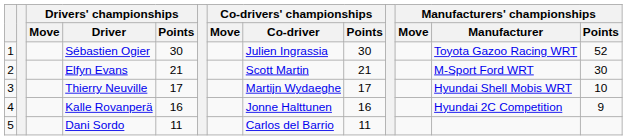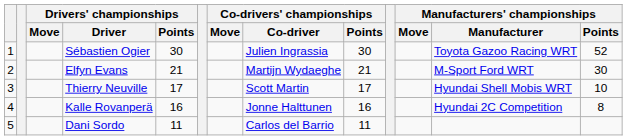(277, 69) Scott Martin -> (293, 69) Martijn Wydaeghe
(293, 88) Martijn Wydaeghe -> (277, 88) Scott Martin
(601, 107) 9 -> (601, 107) 8
